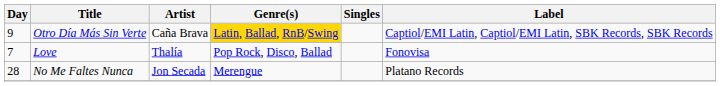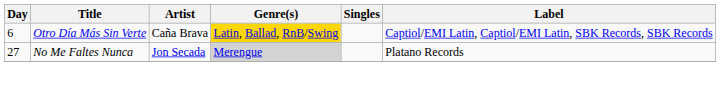(10, 33) 9 -> (10, 33) 6
- row: (45, 52)
(13, 71) 28 -> (13, 52) 27
(238, 71) no background -> (238, 52) lightgrey background
